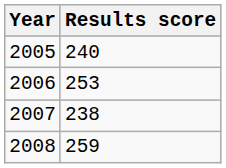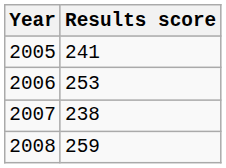(83, 52) 240 -> (83, 52) 241
